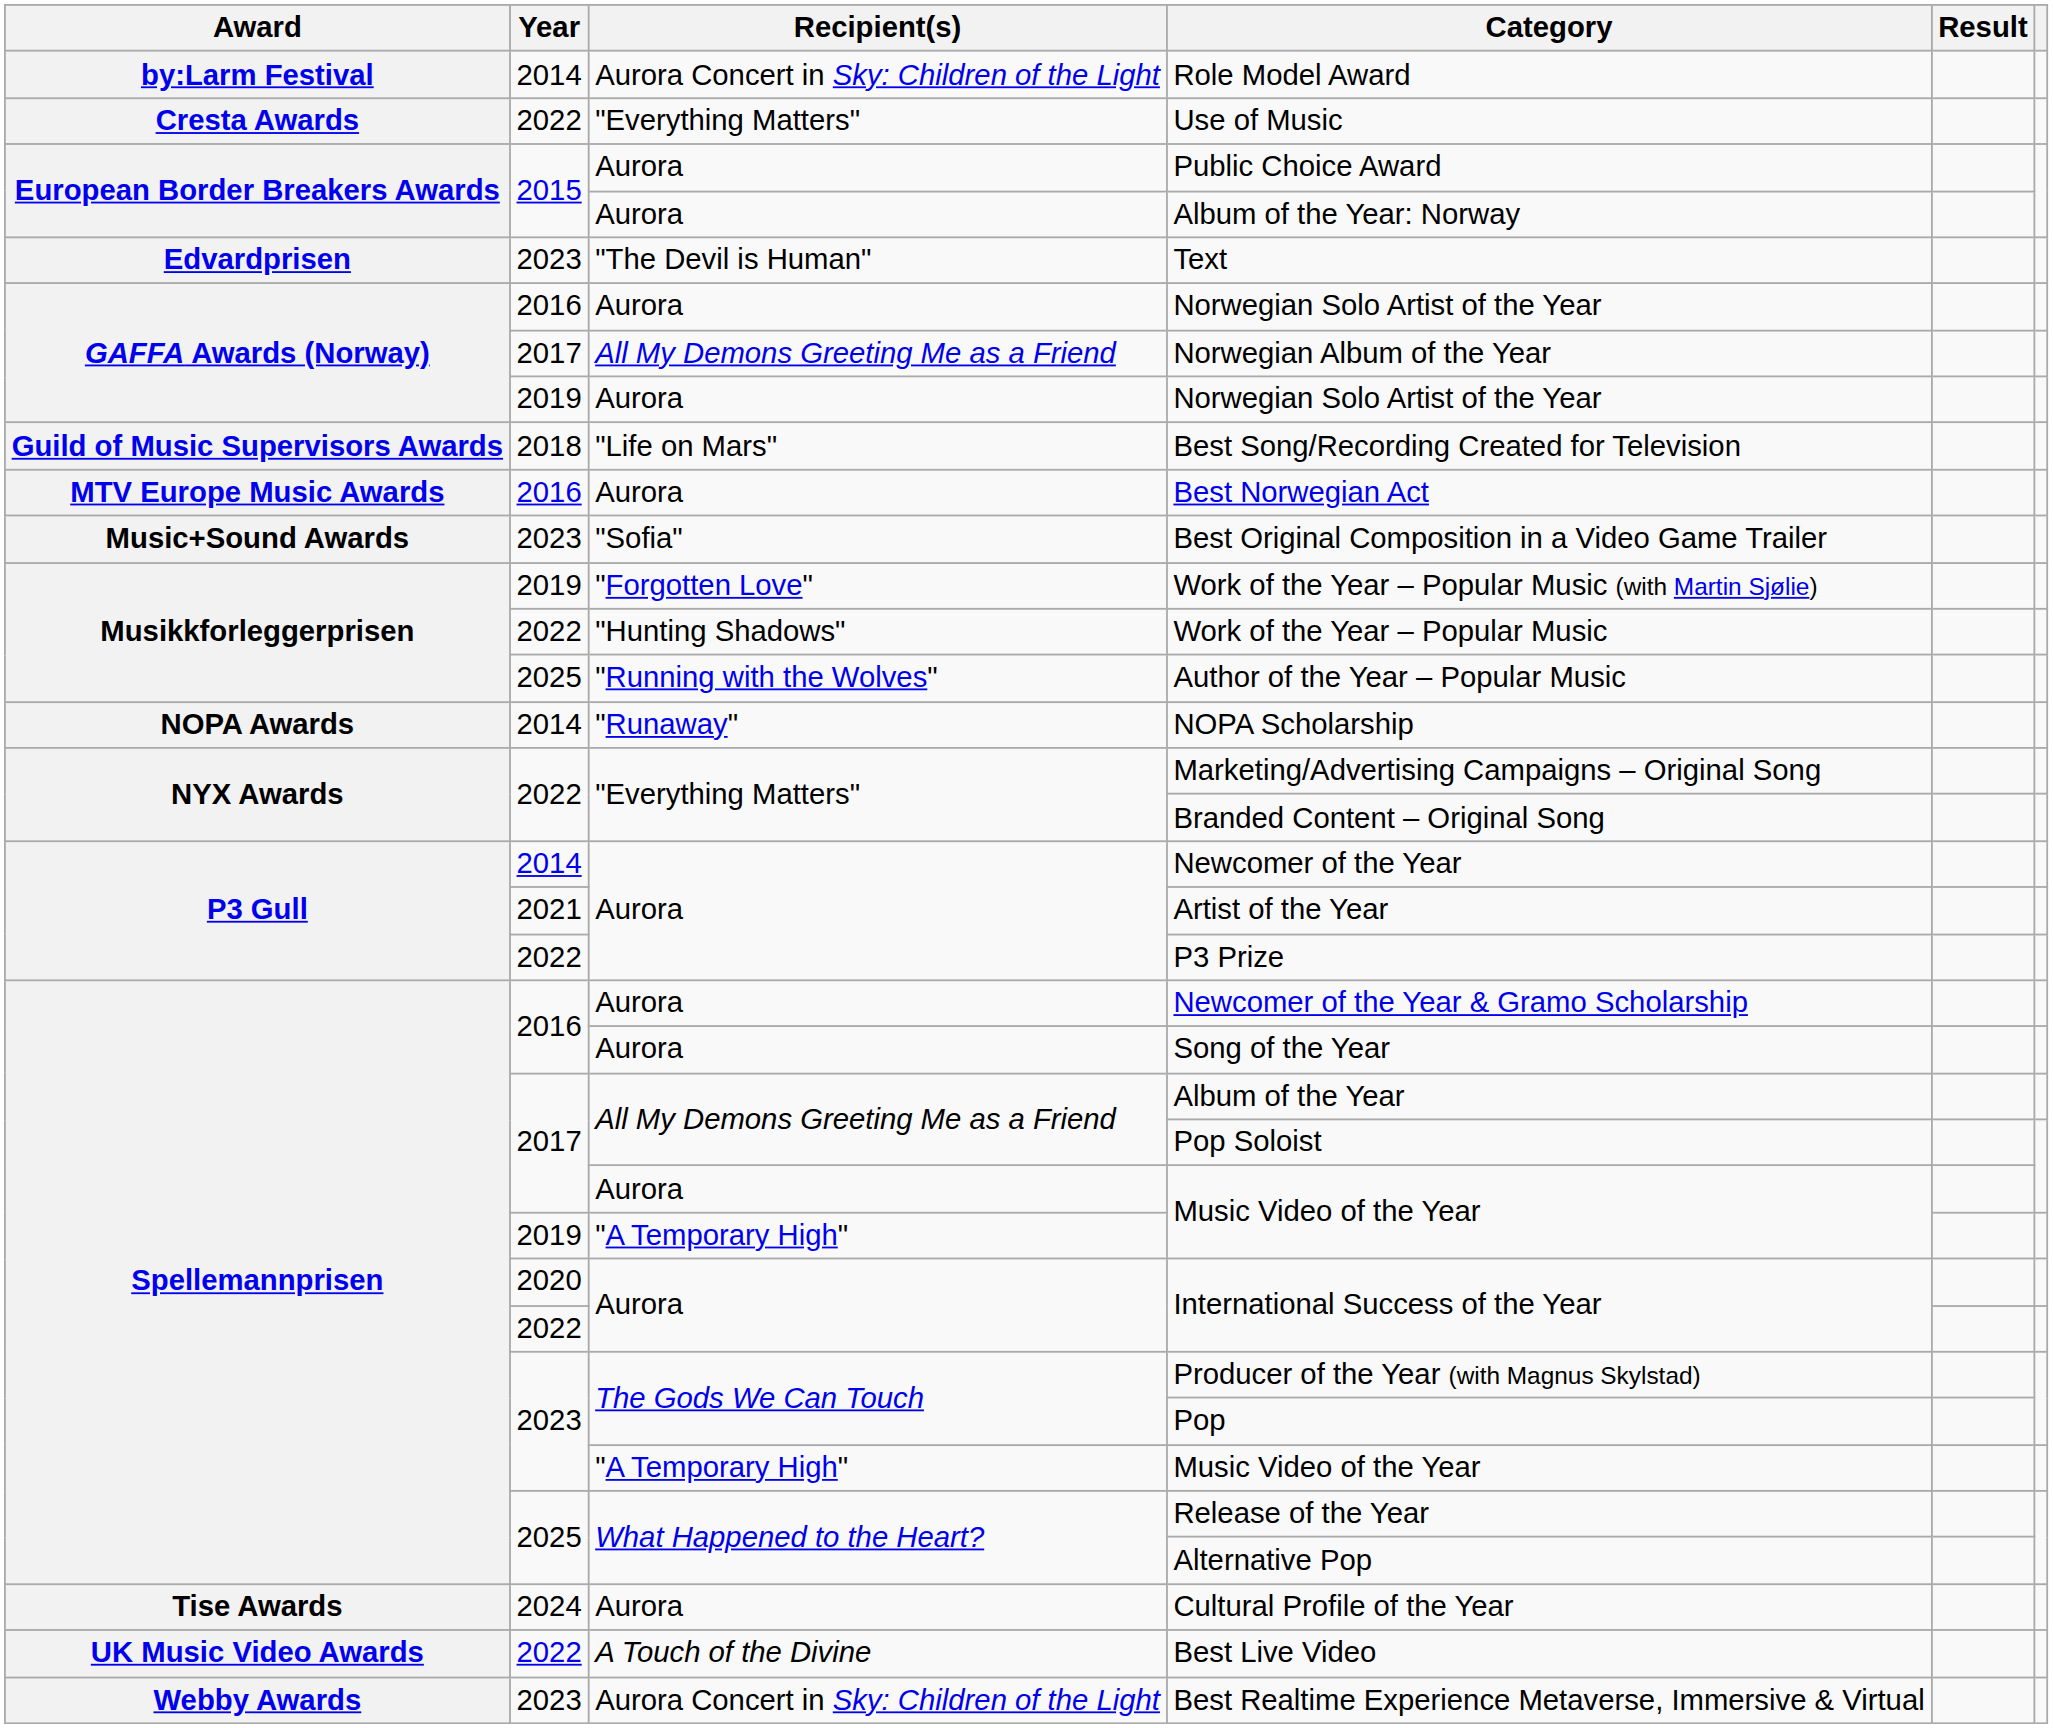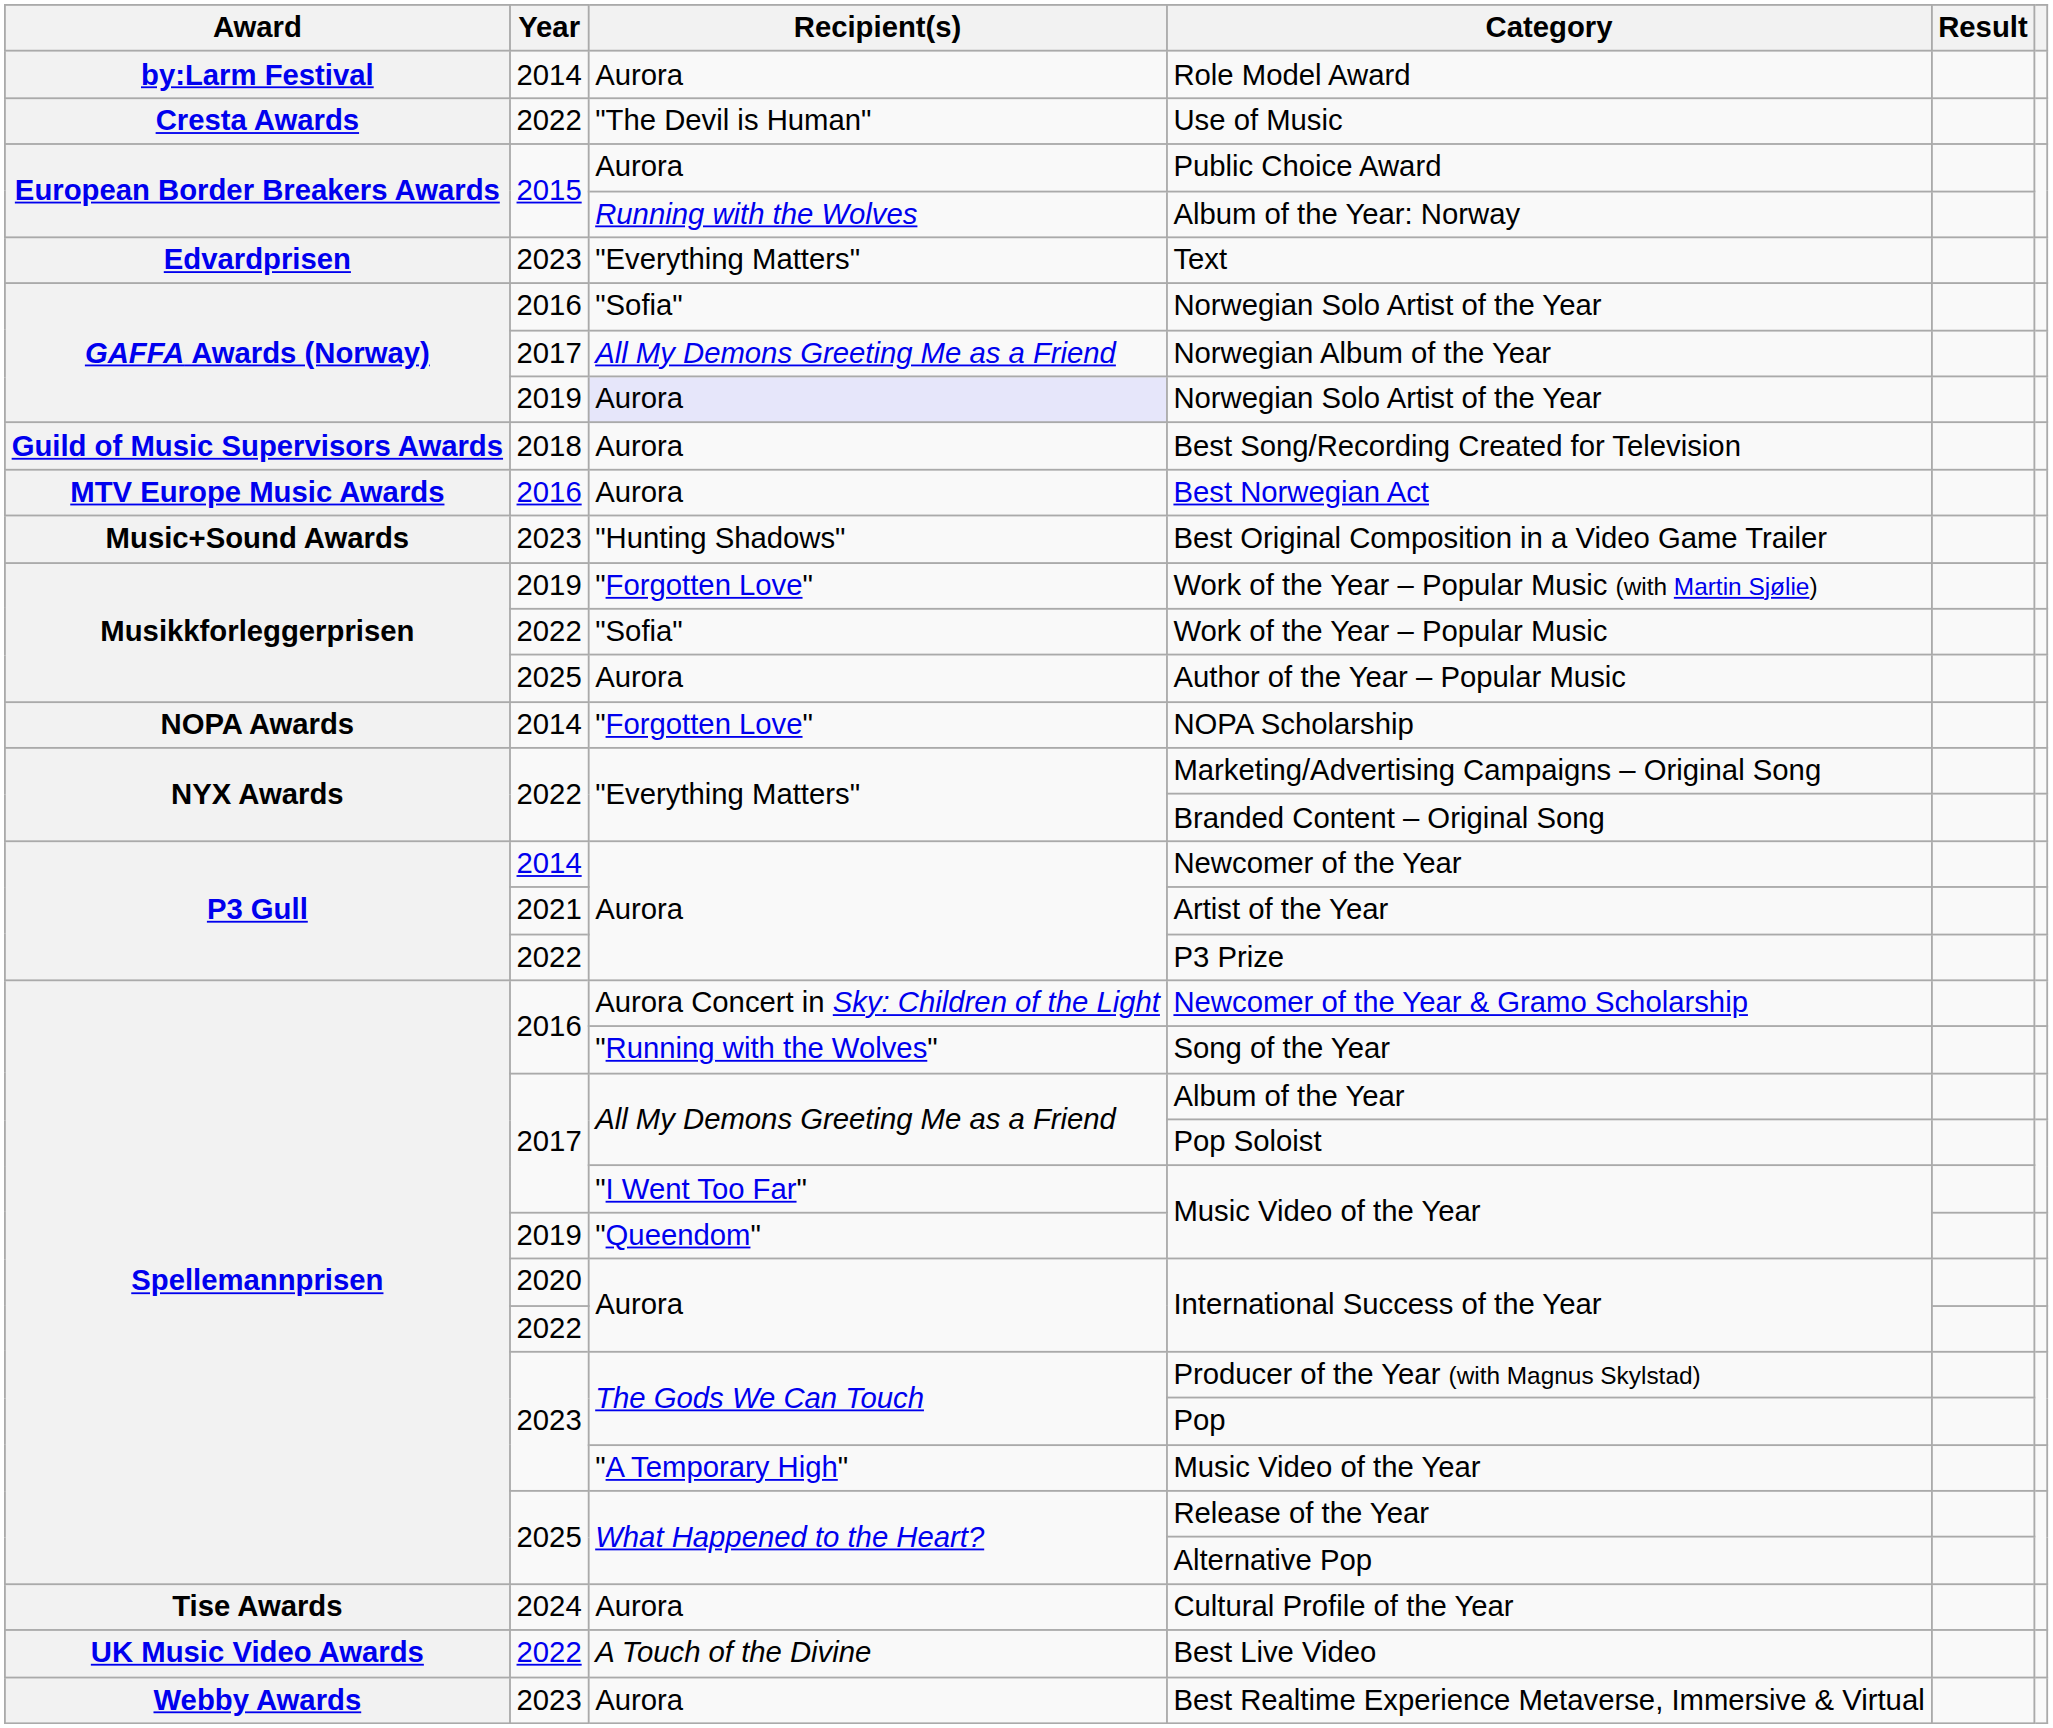(878, 74) Aurora Concert in Sky: Children of the Light -> (639, 74) Aurora
(728, 120) "Everything Matters" -> (733, 120) "The Devil is Human"
(639, 213) Aurora -> (756, 213) Running with the Wolves
(733, 259) "The Devil is Human" -> (728, 259) "Everything Matters"
(639, 306) Aurora -> (639, 306) "Sofia"
(639, 399) no background -> (639, 399) lavender background
(686, 445) "Life on Mars" -> (639, 445) Aurora
(639, 538) "Sofia" -> (720, 538) "Hunting Shadows"
(720, 631) "Hunting Shadows" -> (639, 631) "Sofia"
(766, 677) "Running with the Wolves" -> (639, 677) Aurora
(667, 724) "Runaway" -> (704, 724) "Forgotten Love"
(639, 1002) Aurora -> (878, 1002) Aurora Concert in Sky: Children of the Light
(639, 1049) Aurora -> (766, 1049) "Running with the Wolves"
(639, 1188) Aurora -> (701, 1188) "I Went Too Far"
(722, 1235) "A Temporary High" -> (678, 1235) "Queendom"
(878, 1699) Aurora Concert in Sky: Children of the Light -> (639, 1699) Aurora
